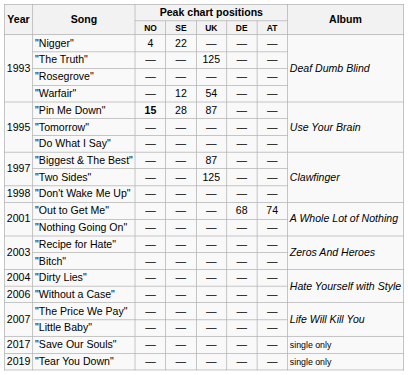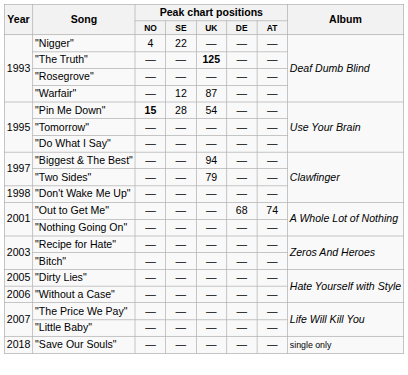(211, 60) normal -> (211, 60) bold
(211, 93) 54 -> (211, 93) 87
(211, 110) 87 -> (211, 110) 54
(211, 160) 87 -> (211, 160) 94
(211, 177) 125 -> (211, 177) 79
(19, 278) 2004 -> (19, 278) 2005
(19, 344) 2017 -> (19, 344) 2018
- row: (74, 361)
